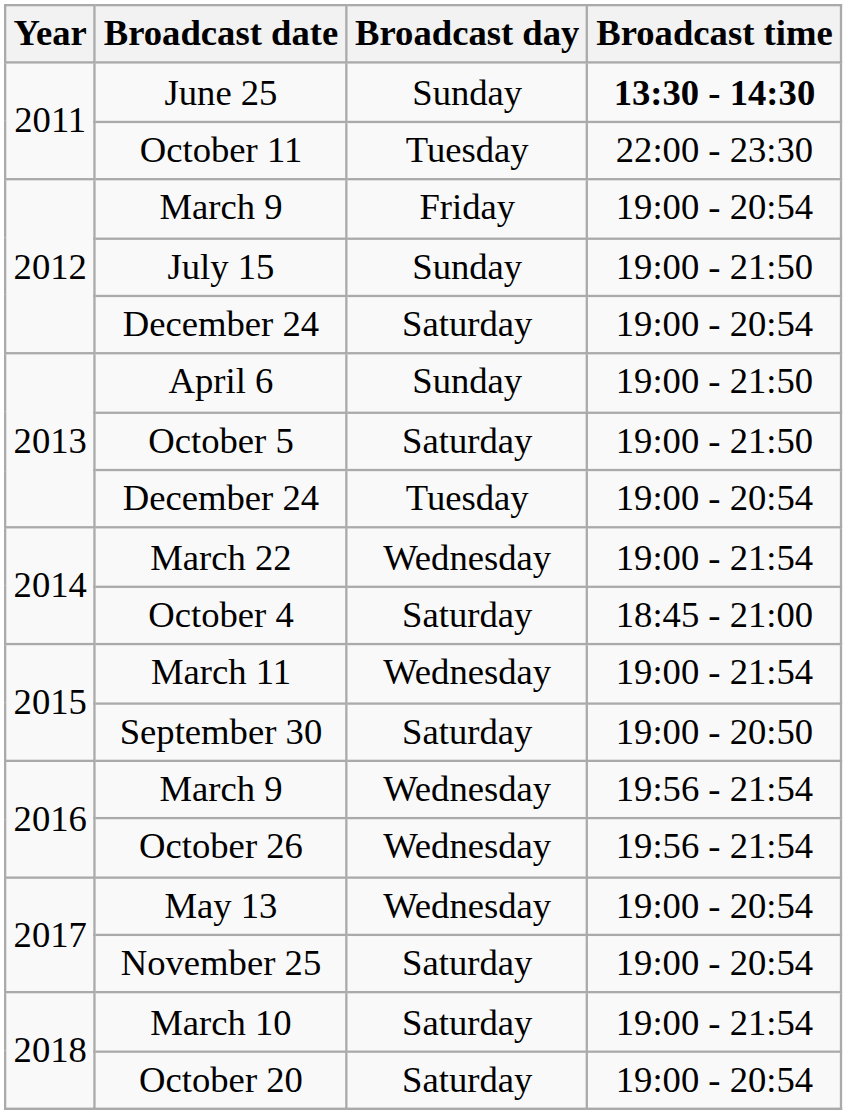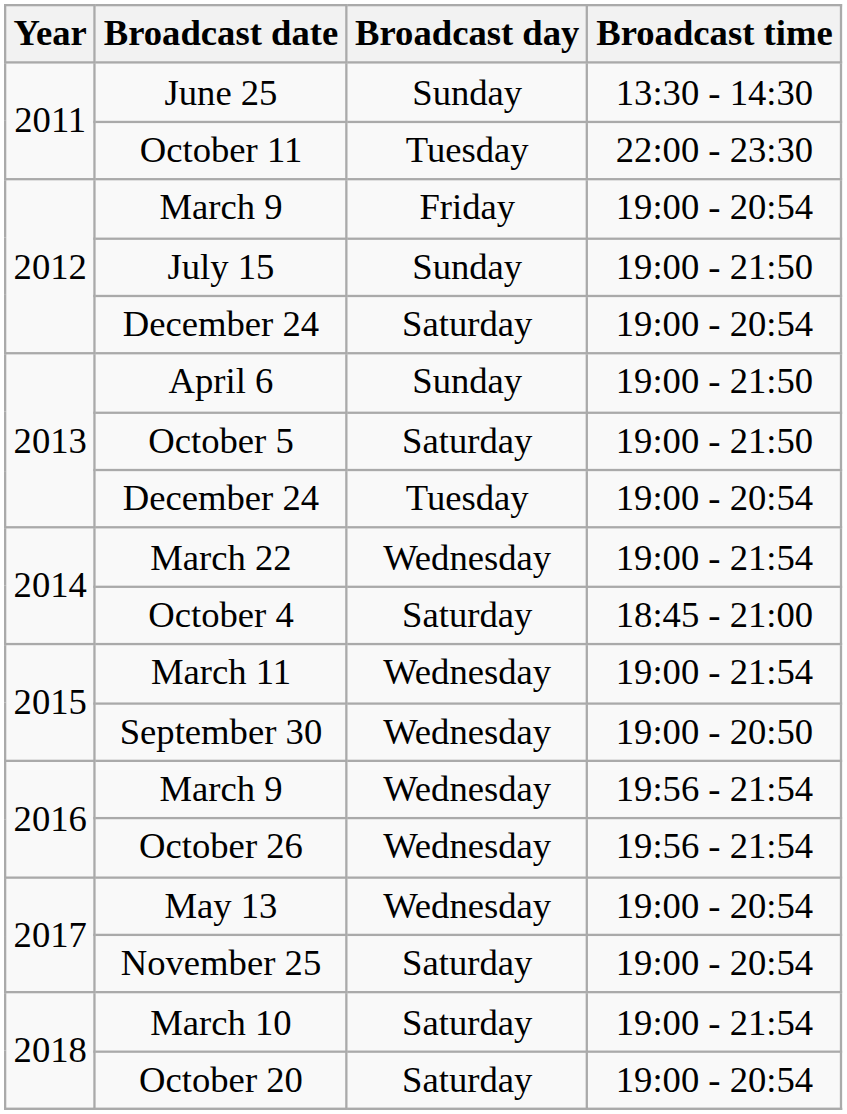(714, 91) bold -> (714, 91) normal
(467, 730) Saturday -> (467, 730) Wednesday
